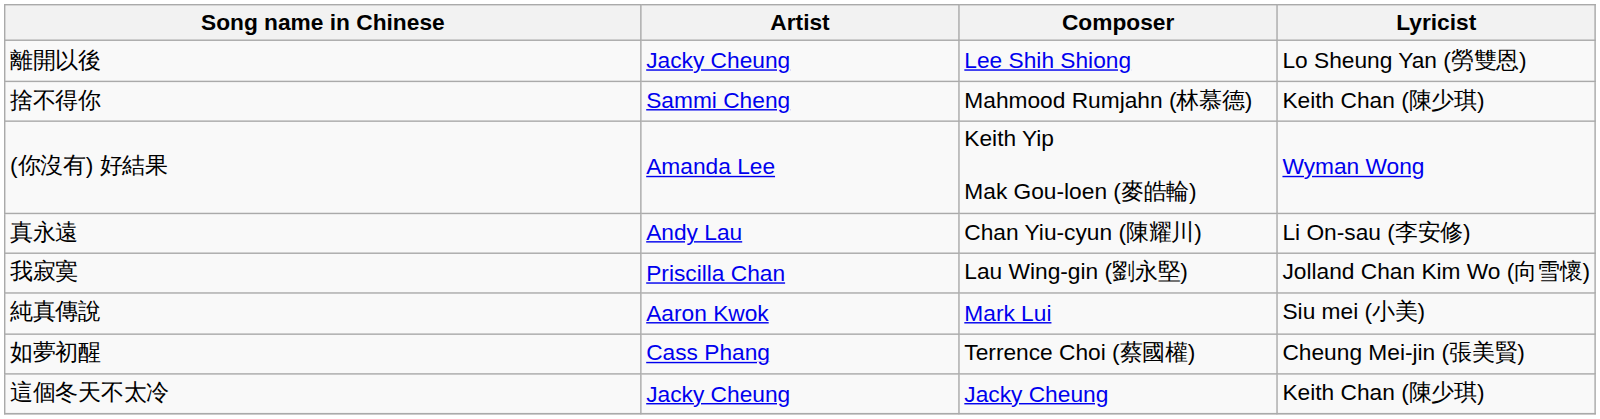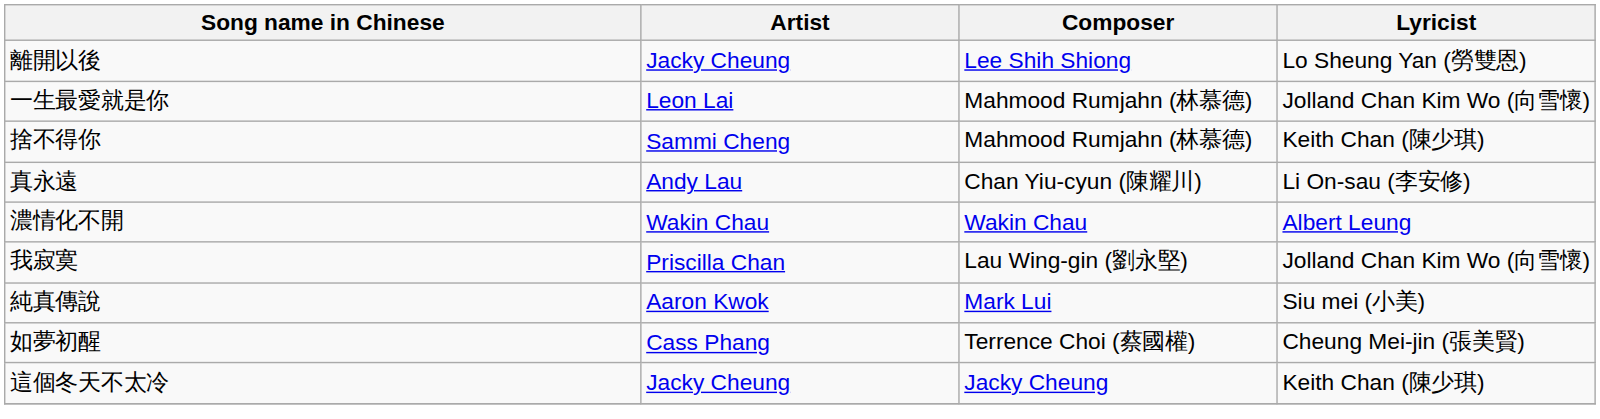+ row: (89, 100)
- row: (89, 166)
+ row: (67, 221)
